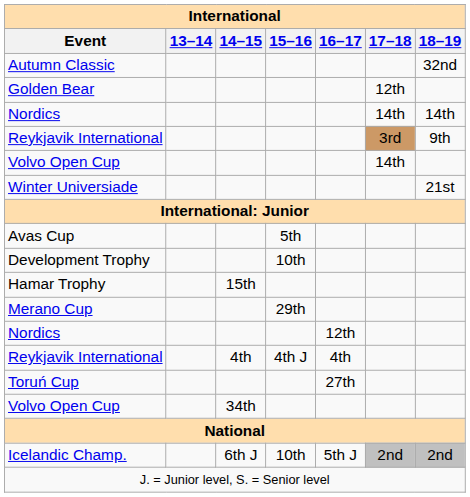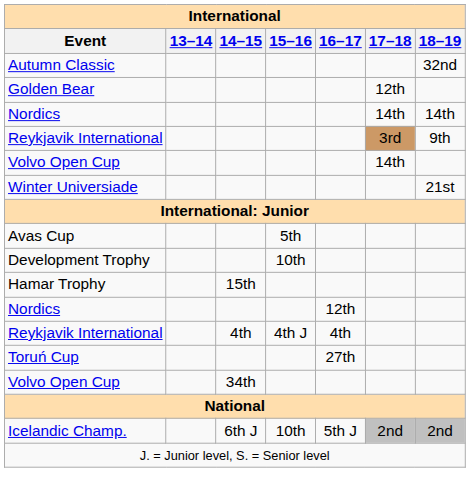- row: (50, 308)
